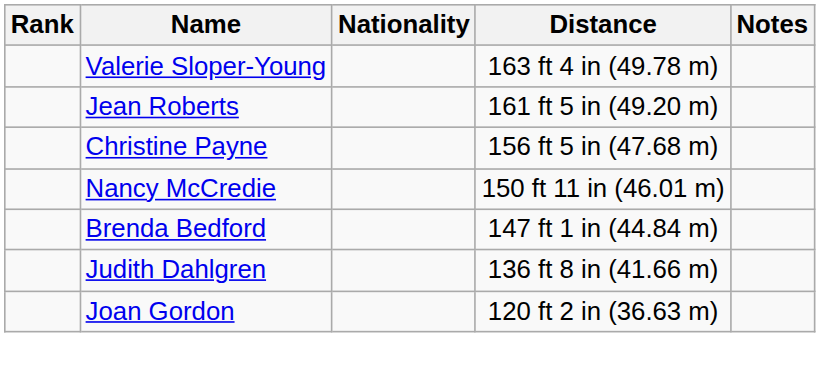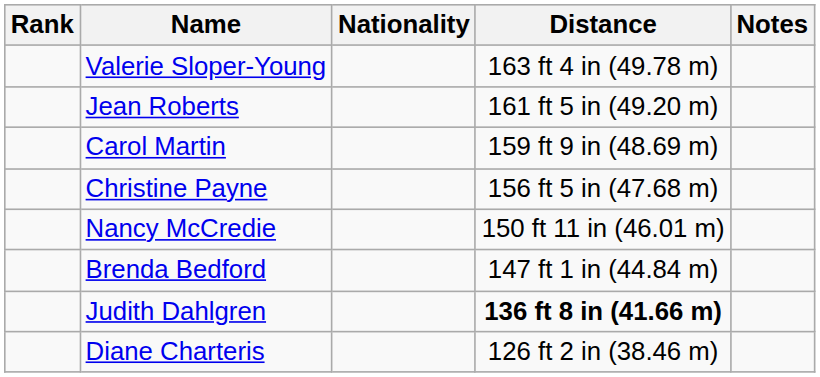+ row: (156, 147)
(603, 270) normal -> (603, 310) bold
+ row: (175, 351)
- row: (160, 310)
